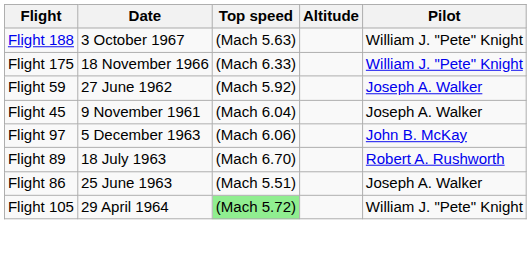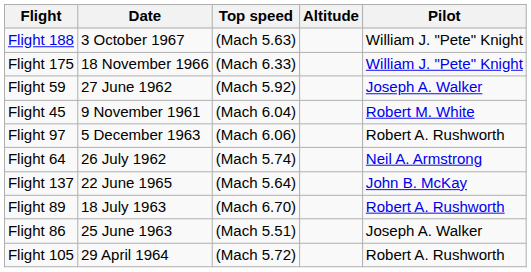(424, 111) Joseph A. Walker -> (420, 111) Robert M. White
(416, 135) John B. McKay -> (435, 135) Robert A. Rushworth
+ row: (37, 159)
+ row: (41, 183)
(256, 207) lightgreen background -> (256, 254) no background
(444, 207) William J. "Pete" Knight -> (435, 254) Robert A. Rushworth
